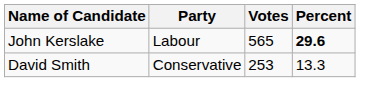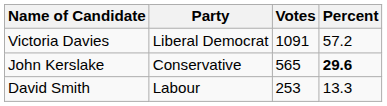+ row: (59, 40)
(176, 40) Labour -> (197, 64) Conservative
(197, 64) Conservative -> (176, 88) Labour
